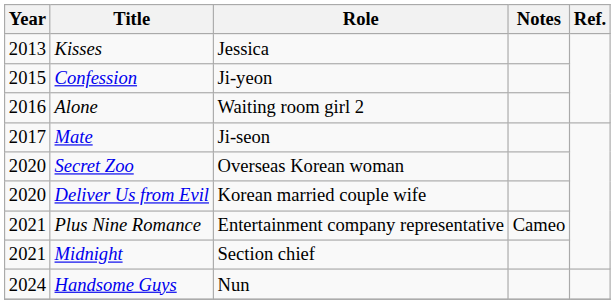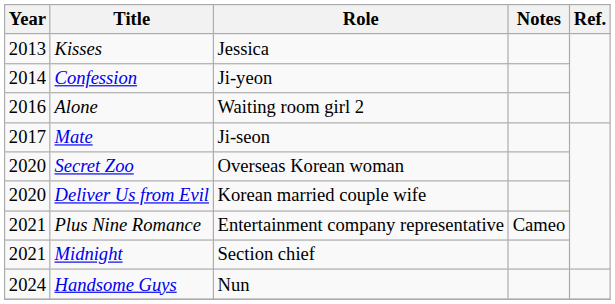(27, 78) 2015 -> (27, 78) 2014
